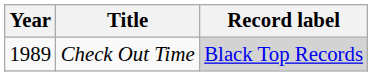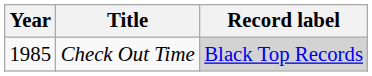(30, 53) 1989 -> (30, 53) 1985
